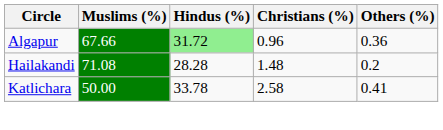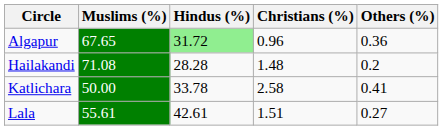(99, 40) 67.66 -> (99, 40) 67.65
+ row: (21, 112)
